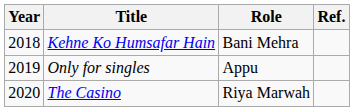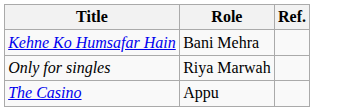- column: (24, 17)
(240, 67) Appu -> (227, 67) Riya Marwah
(266, 93) Riya Marwah -> (201, 93) Appu
